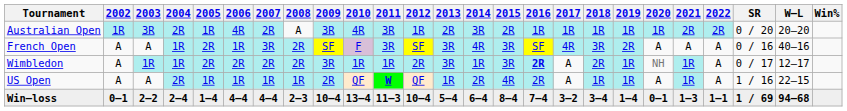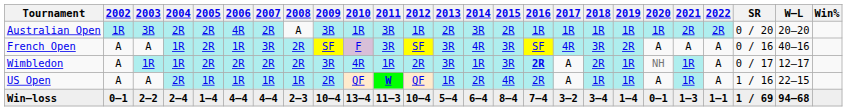(208, 30) 1R -> (208, 30) 2R
(358, 30) 4R -> (358, 30) 1R
(358, 64) 1R -> (358, 64) 4R
